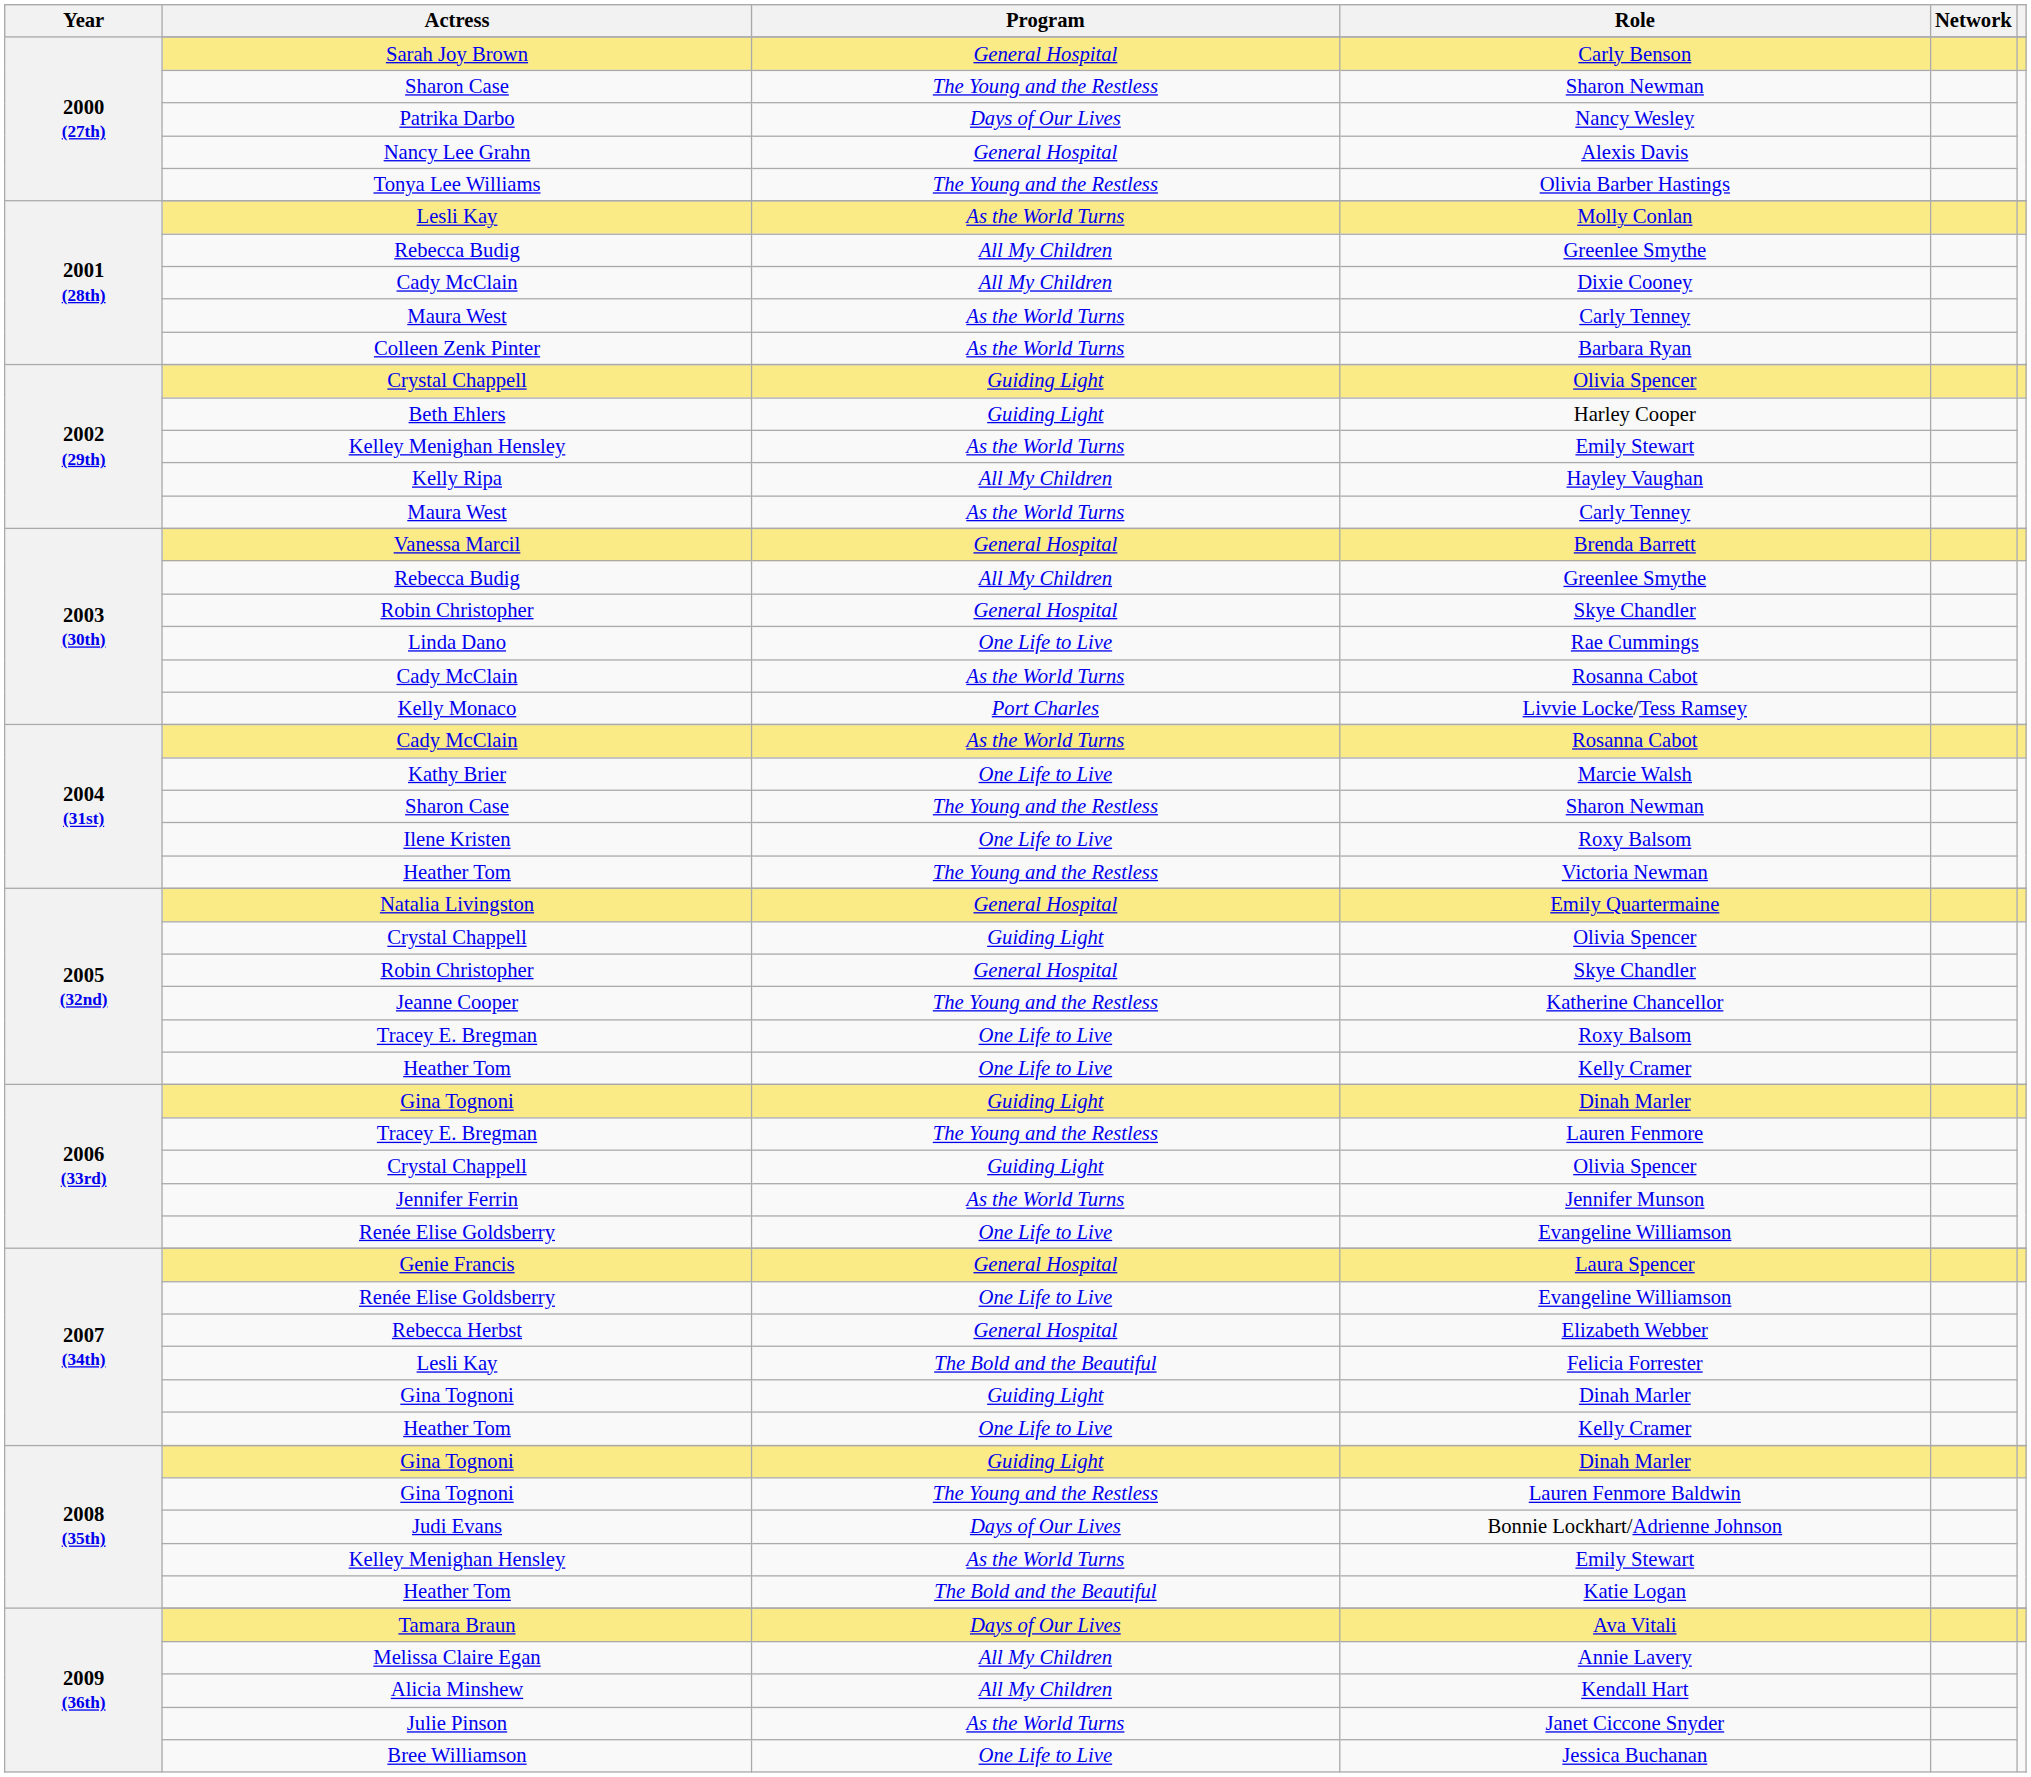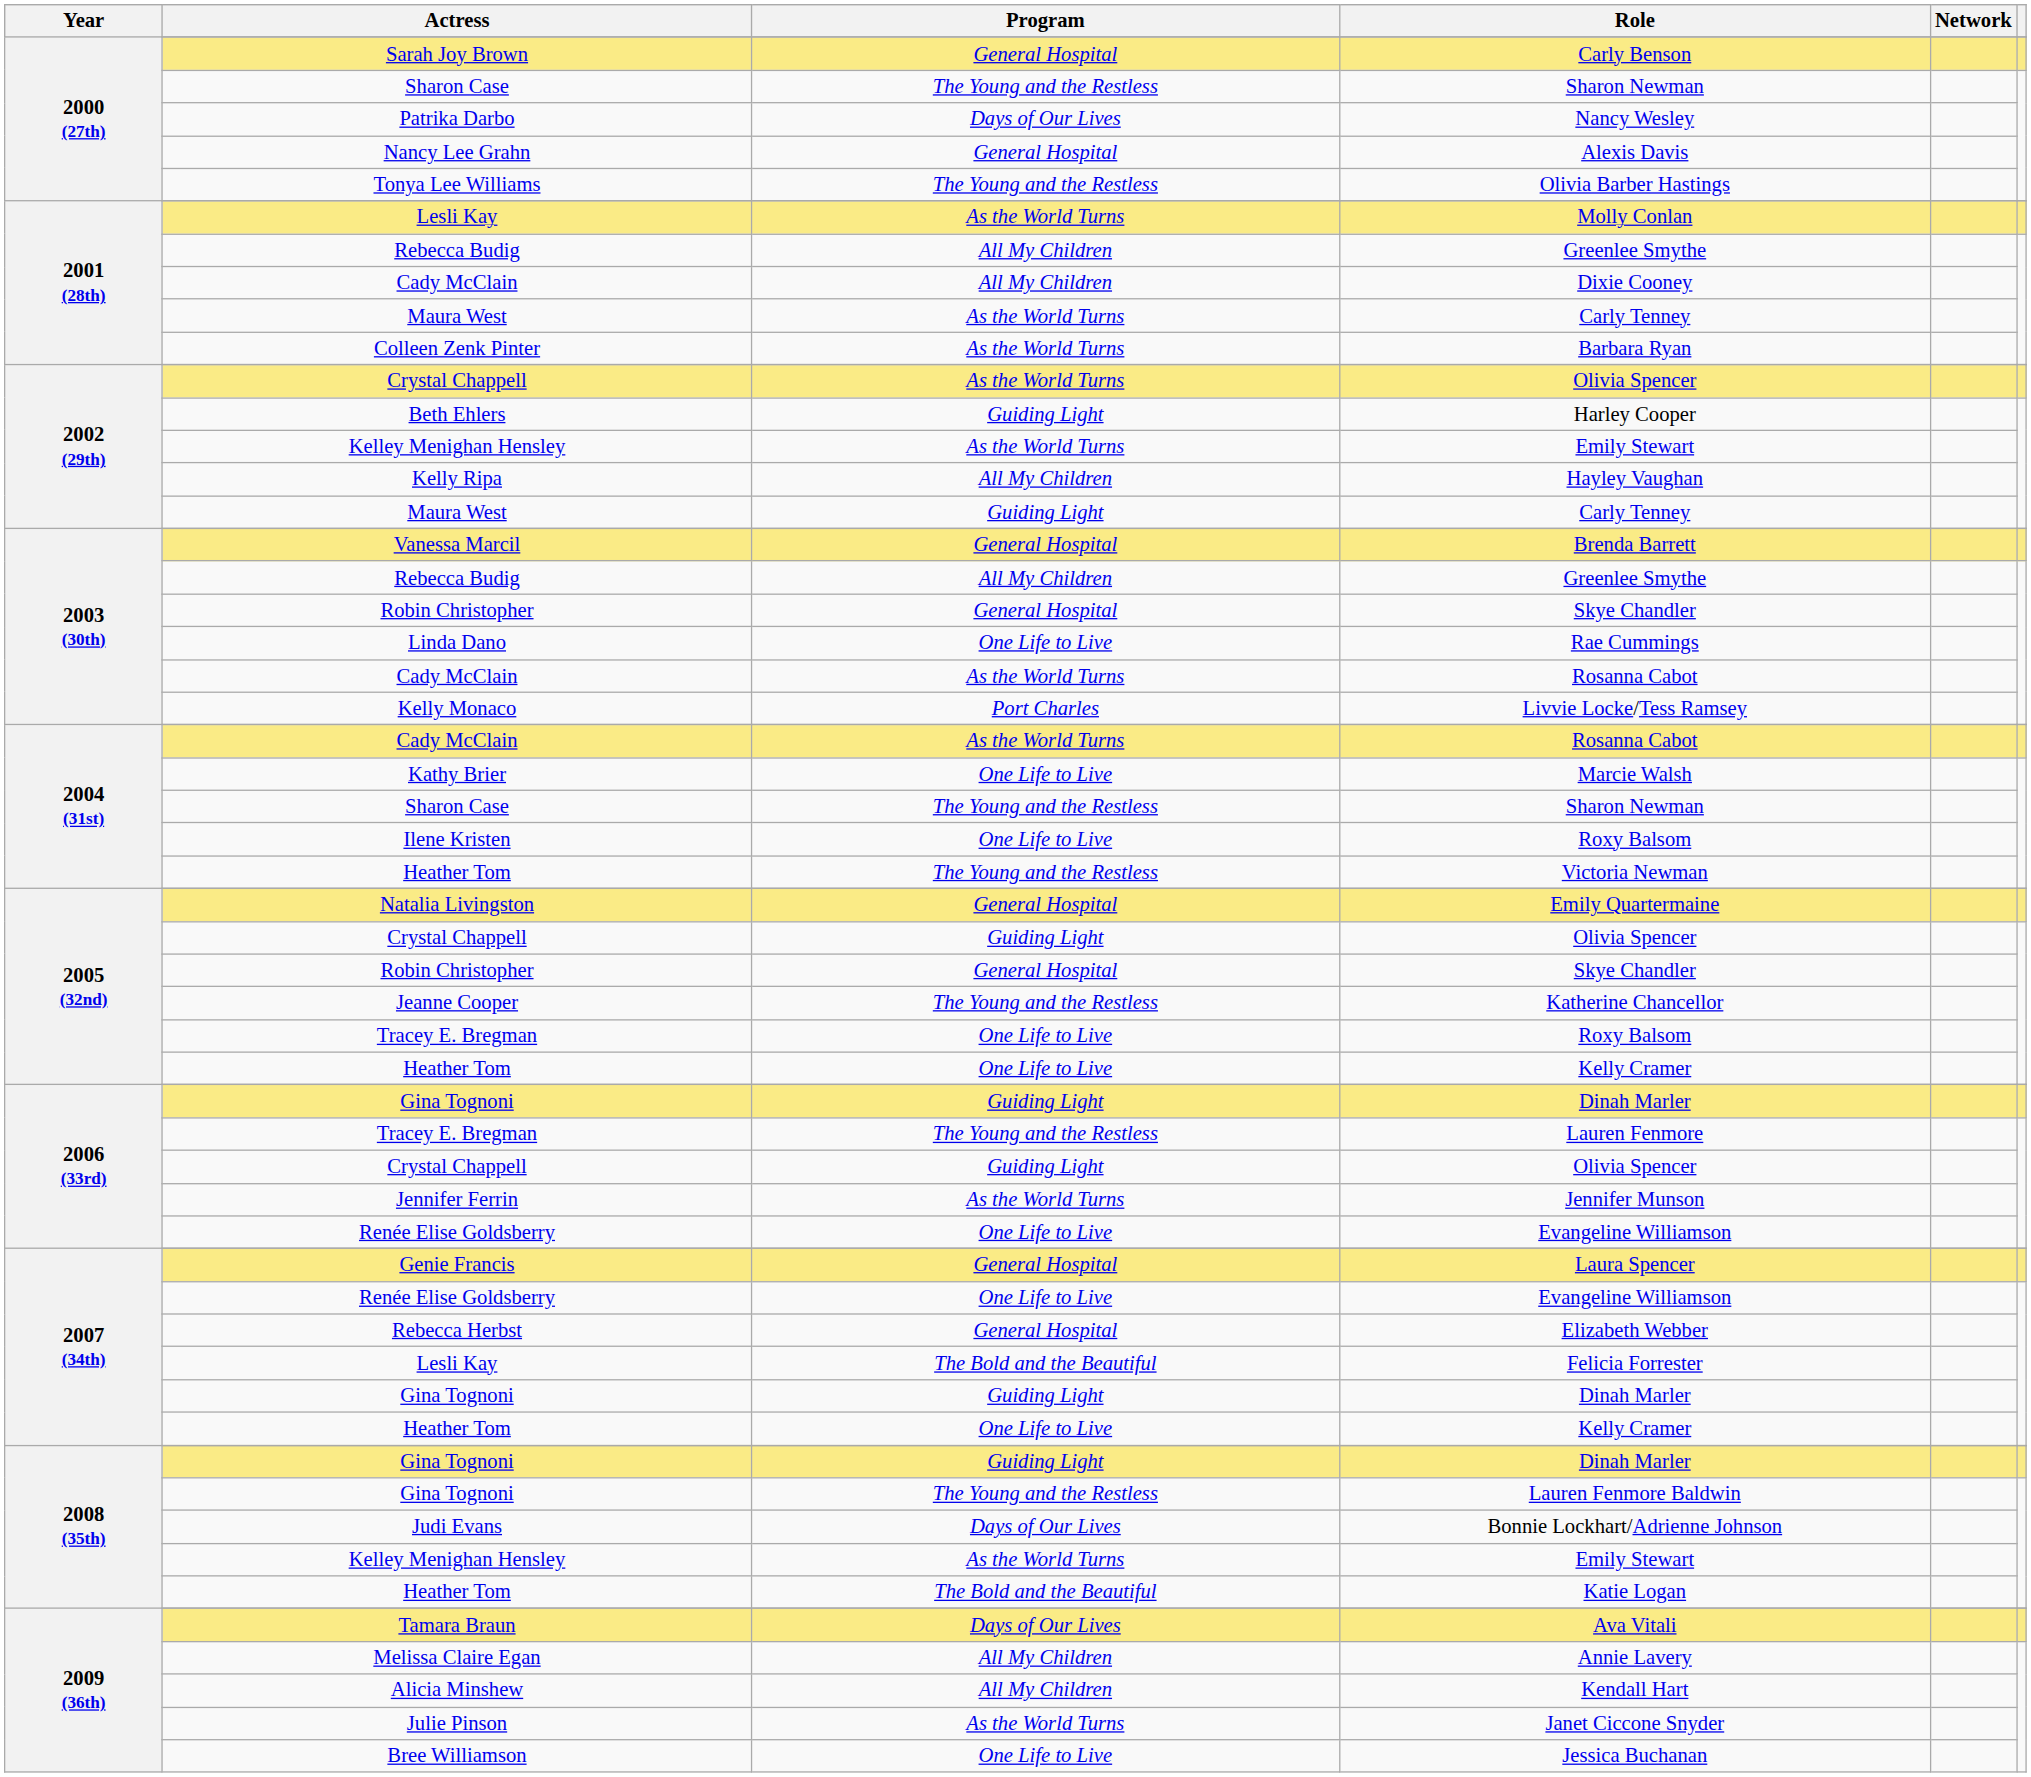(1045, 380) Guiding Light -> (1045, 380) As the World Turns
(1045, 511) As the World Turns -> (1045, 511) Guiding Light
